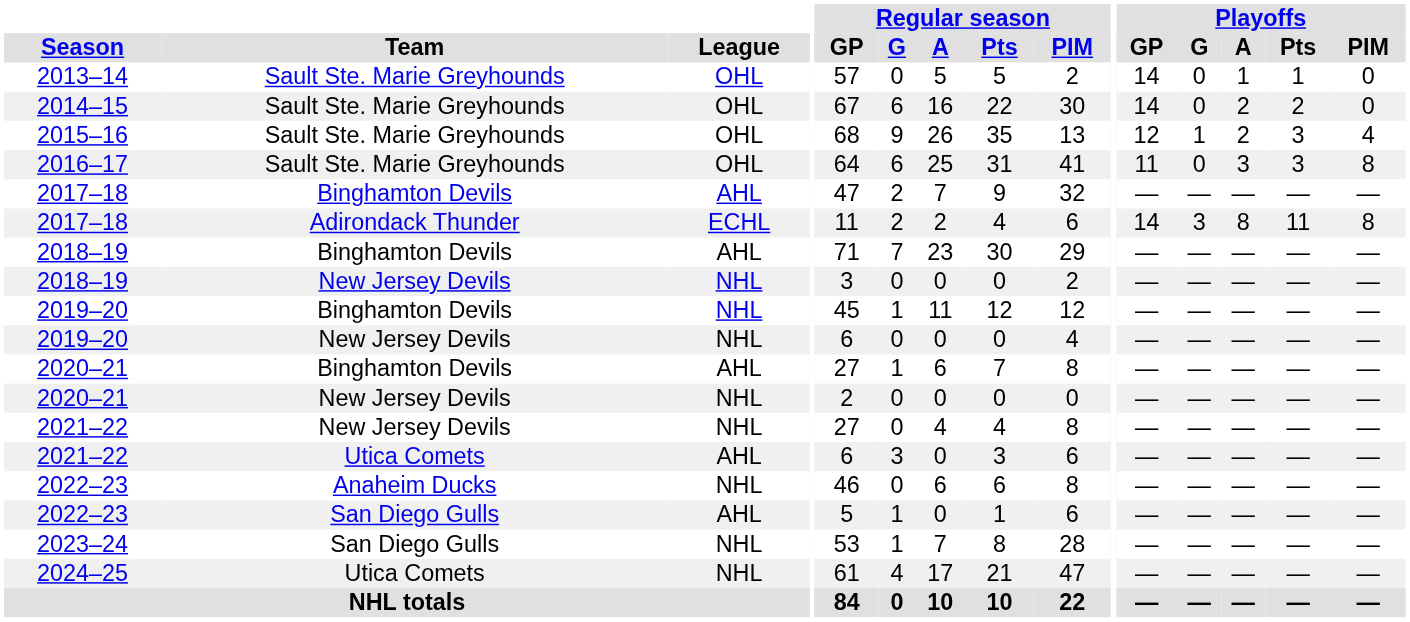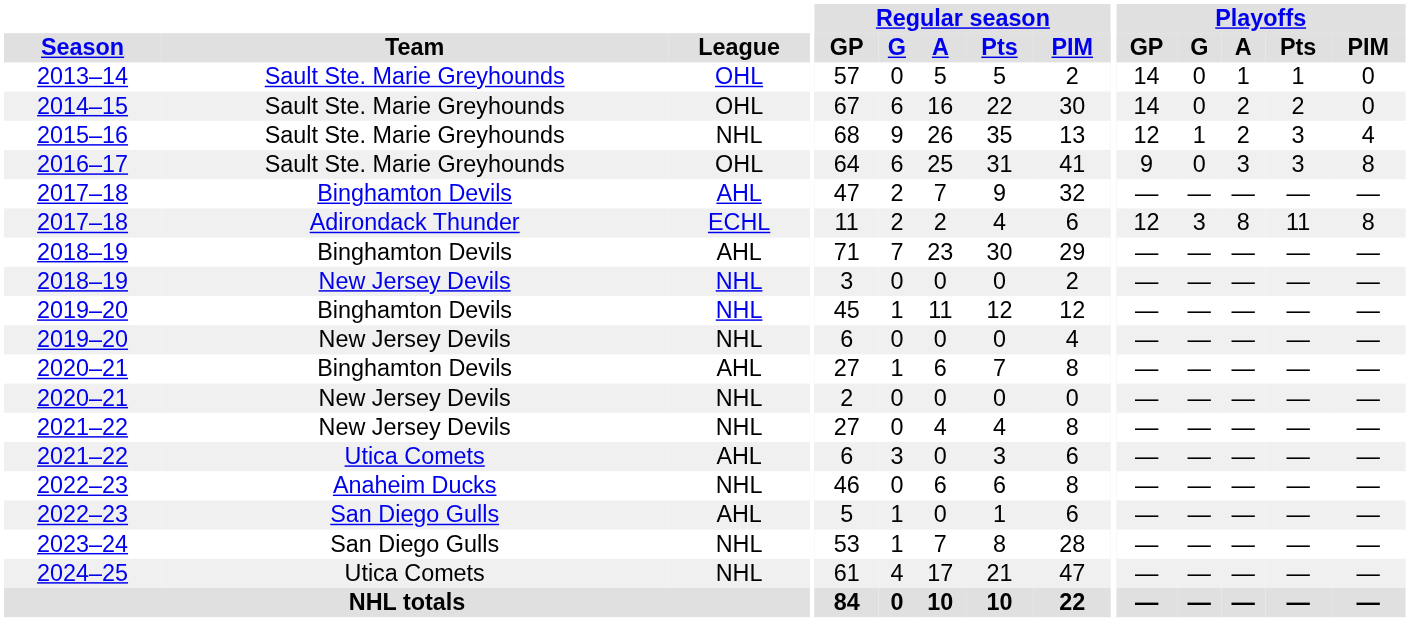(739, 135) OHL -> (739, 135) NHL
(1147, 164) 11 -> (1147, 164) 9
(1147, 222) 14 -> (1147, 222) 12
